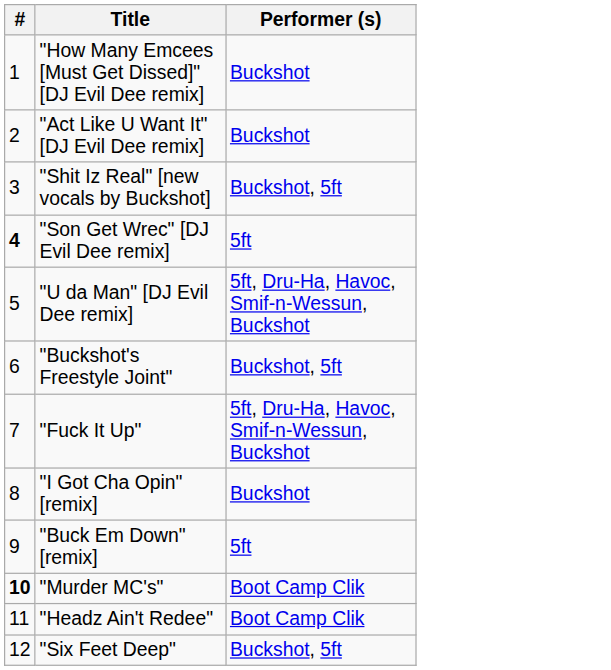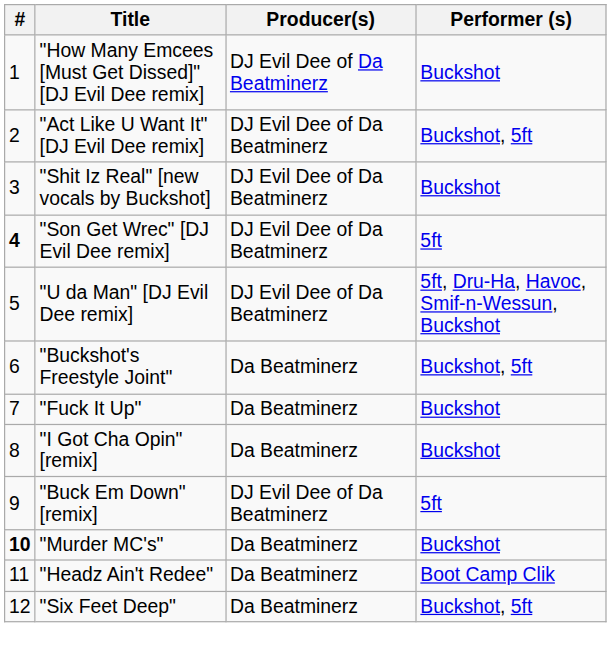+ column: (321, 19)
(270, 135) Buckshot -> (476, 135) Buckshot, 5ft
(286, 188) Buckshot, 5ft -> (460, 188) Buckshot
(313, 430) 5ft, Dru-Ha, Havoc, Smif-n-Wessun, Buckshot -> (460, 409) Buckshot
(297, 588) Boot Camp Clik -> (460, 544) Buckshot
